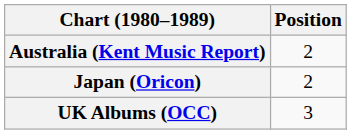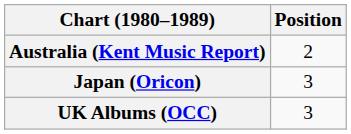(308, 81) 2 -> (308, 81) 3
